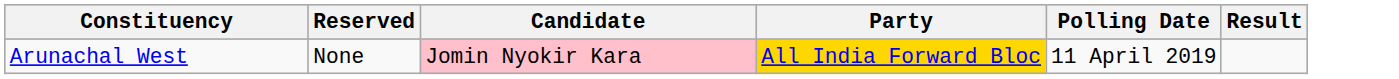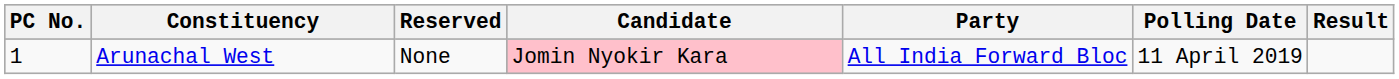+ column: (48, 22)
(901, 57) gold background -> (988, 57) no background
